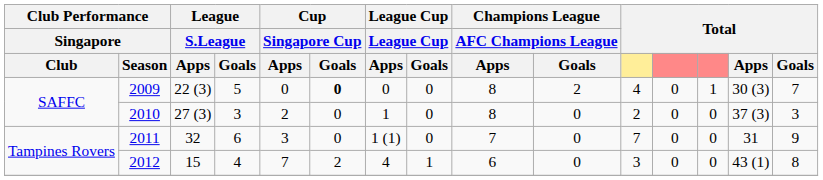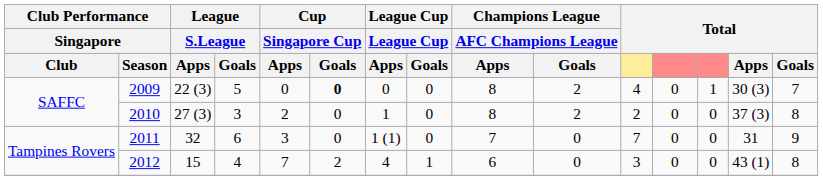(577, 114) 0 -> (577, 114) 2
(795, 114) 3 -> (795, 114) 8
